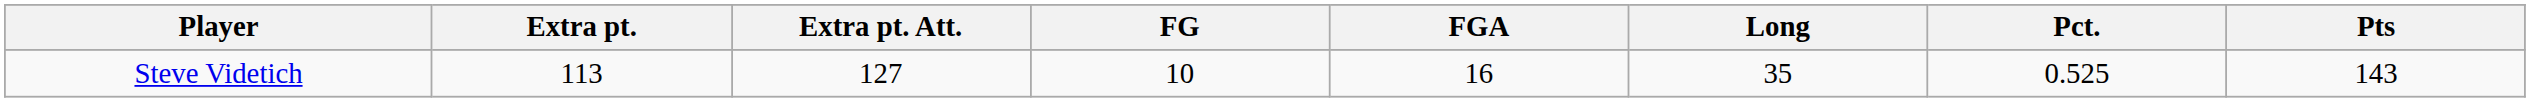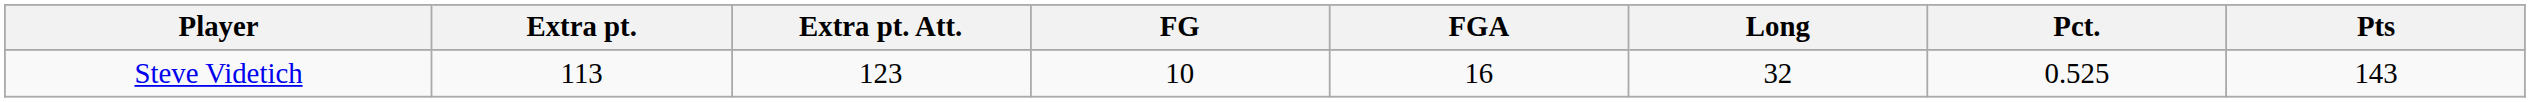(881, 73) 127 -> (881, 73) 123
(1778, 73) 35 -> (1778, 73) 32
